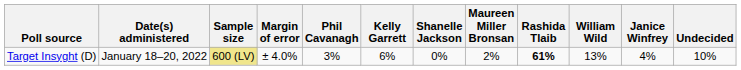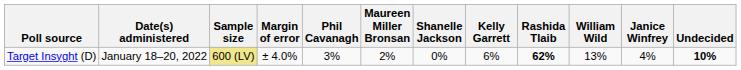columns swapped: (387, 32) <-> (491, 26)
(543, 56) 61% -> (543, 56) 62%
(705, 56) normal -> (705, 56) bold
